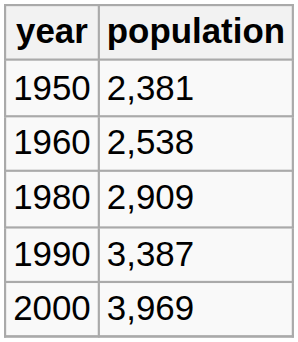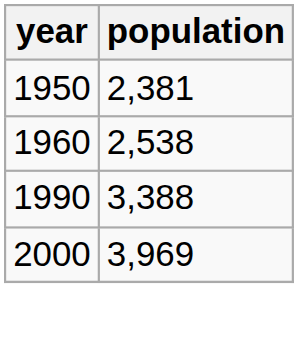- row: (52, 198)
(150, 253) 3,387 -> (150, 198) 3,388
